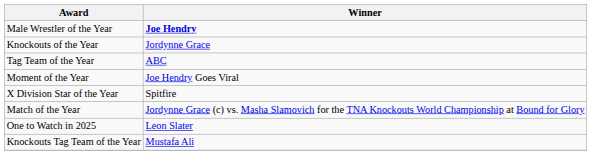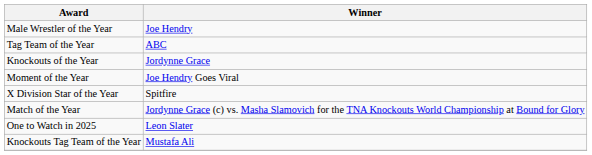(171, 28) bold -> (169, 28) normal
rows swapped: (52, 45) <-> (50, 61)
